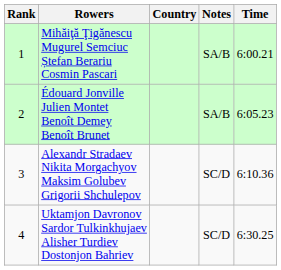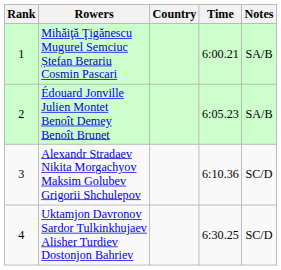columns swapped: (255, 14) <-> (217, 14)
